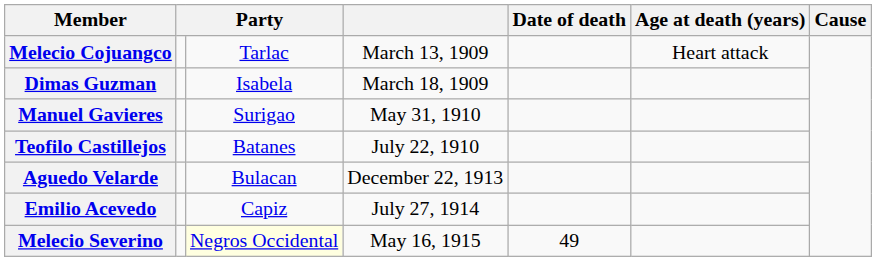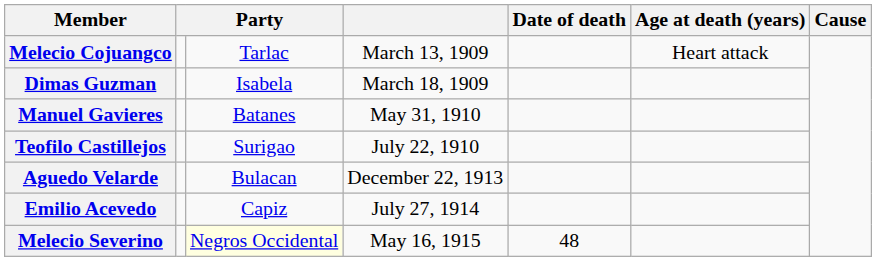(264, 114) Surigao -> (264, 114) Batanes
(264, 146) Batanes -> (264, 146) Surigao
(569, 240) 49 -> (569, 240) 48
